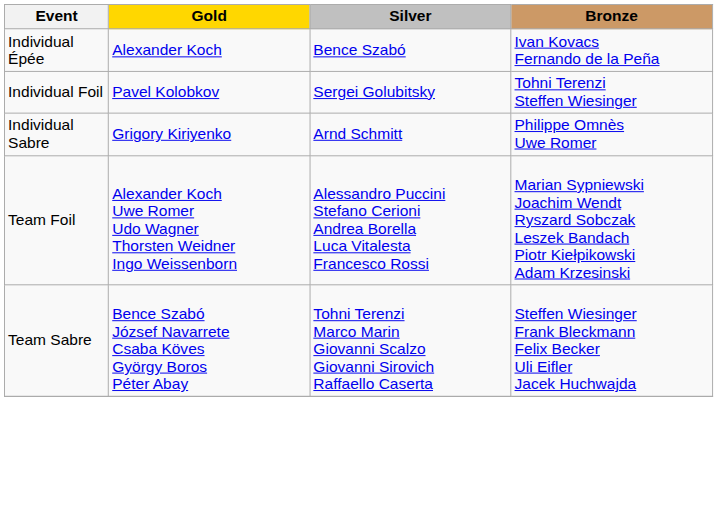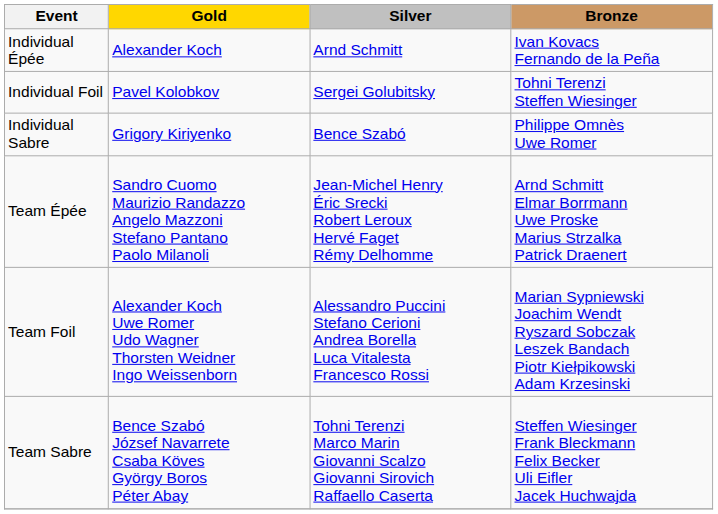(360, 50) Bence Szabó -> (358, 50) Arnd Schmitt
(358, 134) Arnd Schmitt -> (360, 134) Bence Szabó
+ row: (47, 211)
